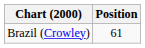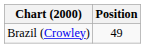(116, 33) 61 -> (116, 33) 49
